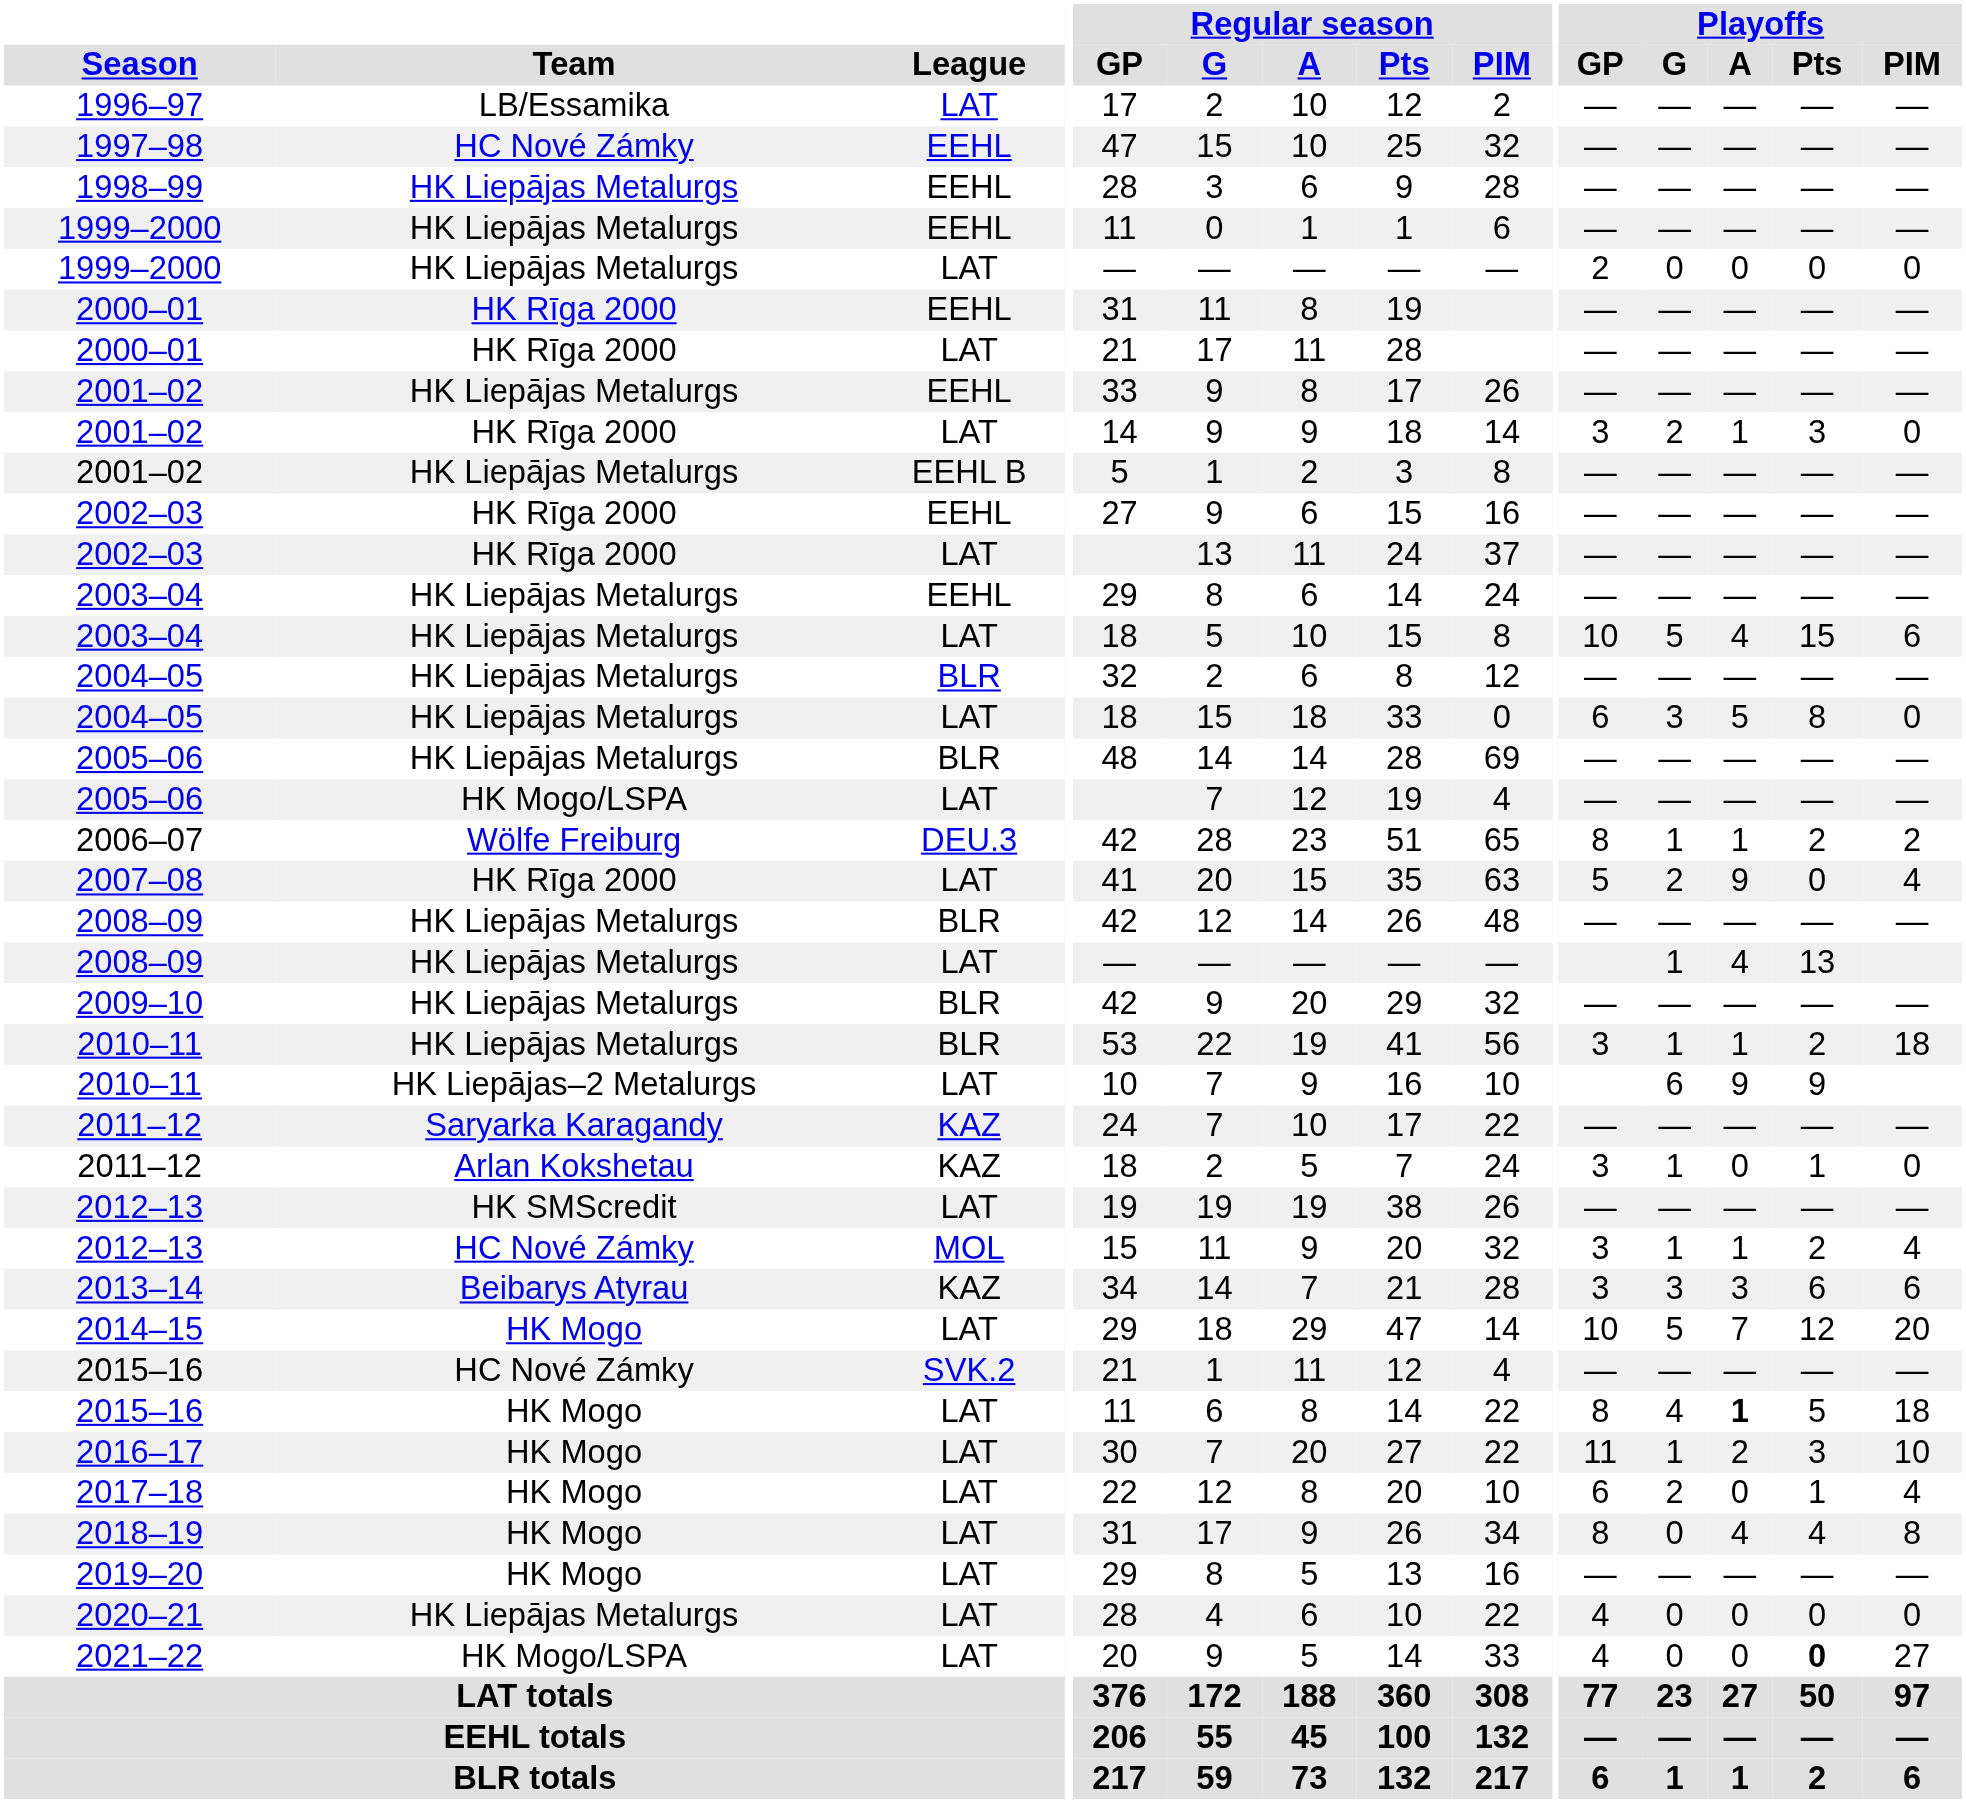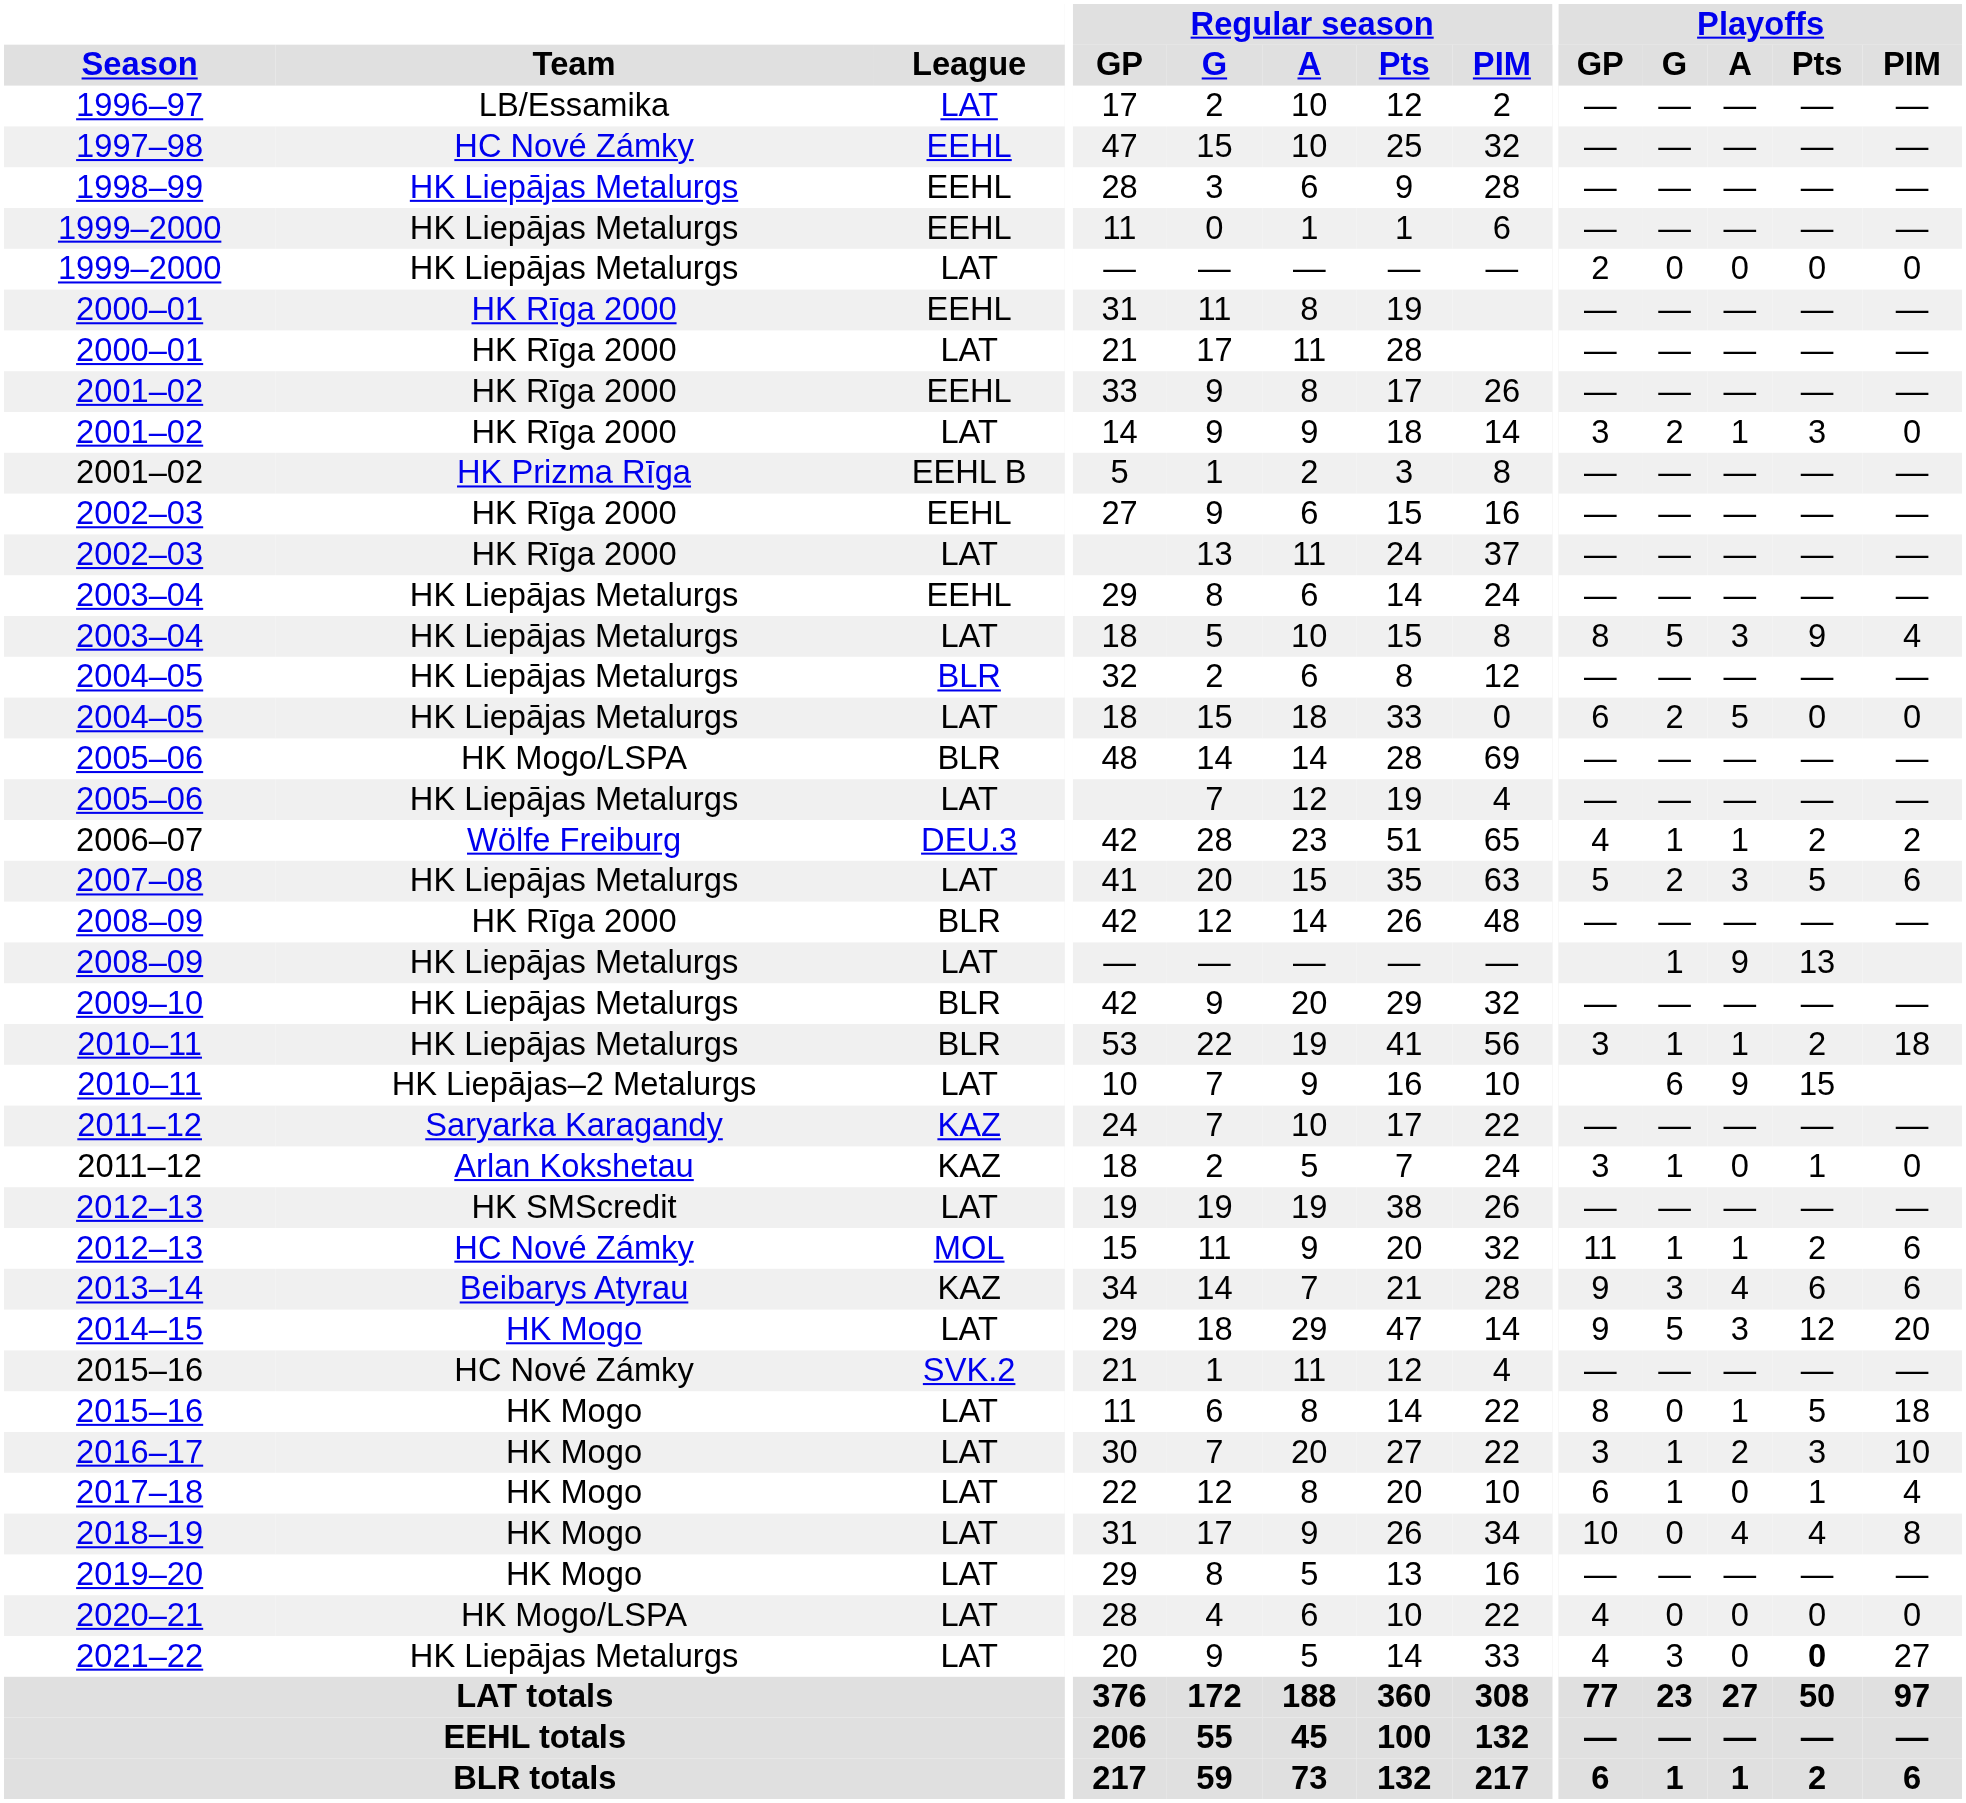(574, 391) HK Liepājas Metalurgs -> (574, 391) HK Rīga 2000
(574, 472) HK Liepājas Metalurgs -> (574, 472) HK Prizma Rīga
(1600, 635) 10 -> (1600, 635) 8
(1740, 635) 4 -> (1740, 635) 3
(1817, 635) 15 -> (1817, 635) 9
(1912, 635) 6 -> (1912, 635) 4
(1675, 717) 3 -> (1675, 717) 2
(1817, 717) 8 -> (1817, 717) 0
(574, 758) HK Liepājas Metalurgs -> (574, 758) HK Mogo/LSPA
(574, 799) HK Mogo/LSPA -> (574, 799) HK Liepājas Metalurgs
(1600, 839) 8 -> (1600, 839) 4
(574, 880) HK Rīga 2000 -> (574, 880) HK Liepājas Metalurgs
(1740, 880) 9 -> (1740, 880) 3
(1817, 880) 0 -> (1817, 880) 5
(1912, 880) 4 -> (1912, 880) 6
(574, 921) HK Liepājas Metalurgs -> (574, 921) HK Rīga 2000
(1740, 962) 4 -> (1740, 962) 9
(1817, 1084) 9 -> (1817, 1084) 15
(1600, 1247) 3 -> (1600, 1247) 11
(1912, 1247) 4 -> (1912, 1247) 6
(1600, 1288) 3 -> (1600, 1288) 9
(1740, 1288) 3 -> (1740, 1288) 4
(1600, 1329) 10 -> (1600, 1329) 9
(1740, 1329) 7 -> (1740, 1329) 3
(1675, 1411) 4 -> (1675, 1411) 0
(1740, 1411) bold -> (1740, 1411) normal
(1600, 1451) 11 -> (1600, 1451) 3
(1675, 1492) 2 -> (1675, 1492) 1
(1600, 1533) 8 -> (1600, 1533) 10
(574, 1615) HK Liepājas Metalurgs -> (574, 1615) HK Mogo/LSPA
(574, 1655) HK Mogo/LSPA -> (574, 1655) HK Liepājas Metalurgs
(1675, 1655) 0 -> (1675, 1655) 3
